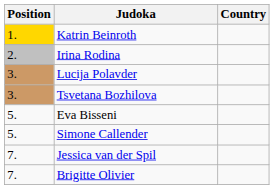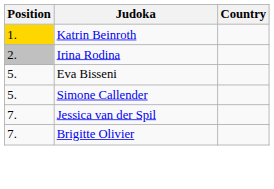- row: (97, 74)
- row: (107, 94)
